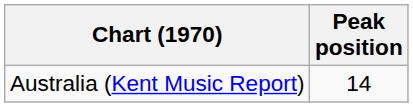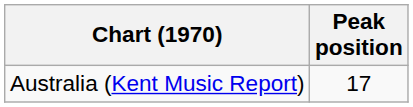(359, 83) 14 -> (359, 83) 17
